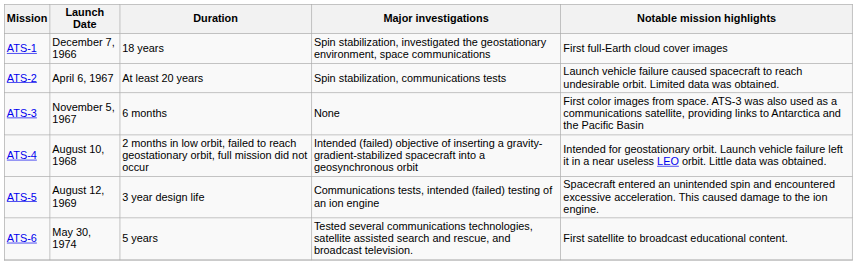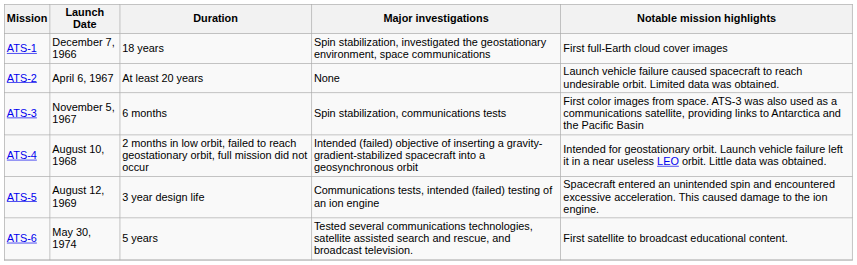(410, 78) Spin stabilization, communications tests -> (327, 78) None
(327, 113) None -> (410, 113) Spin stabilization, communications tests
